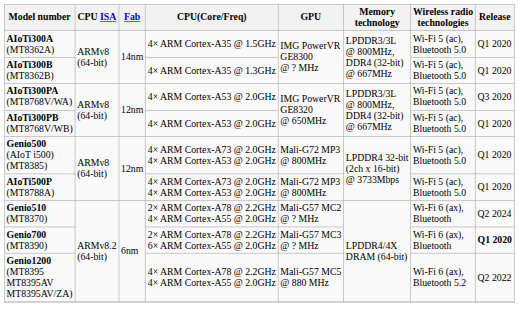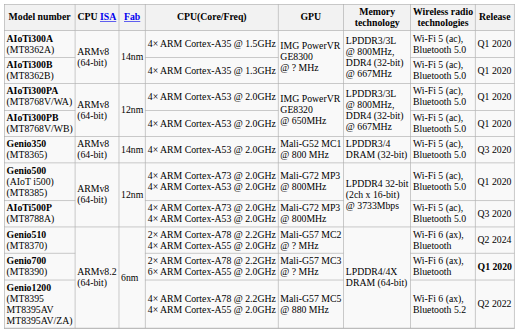(494, 97) Q3 2020 -> (494, 97) Q1 2020
+ row: (27, 150)
(494, 187) Q1 2020 -> (494, 213) Q3 2020
